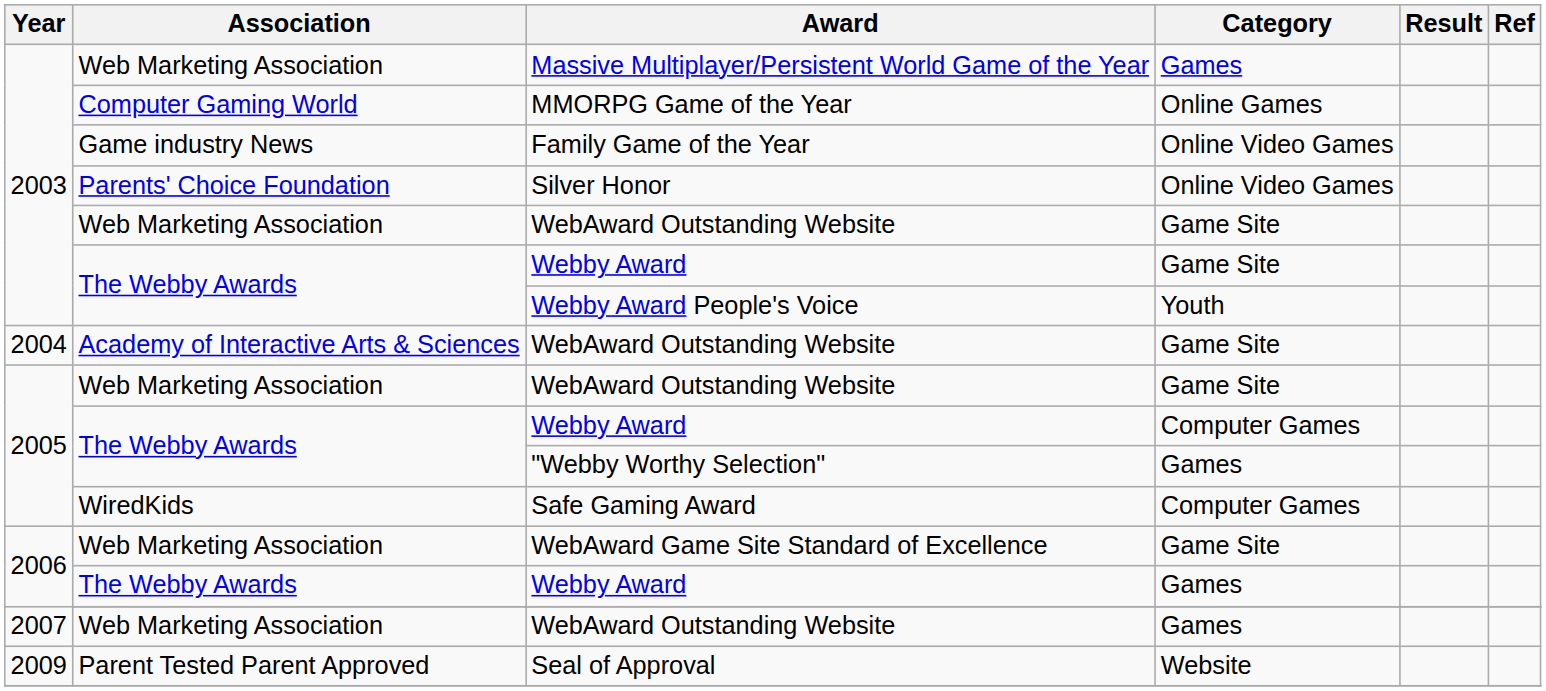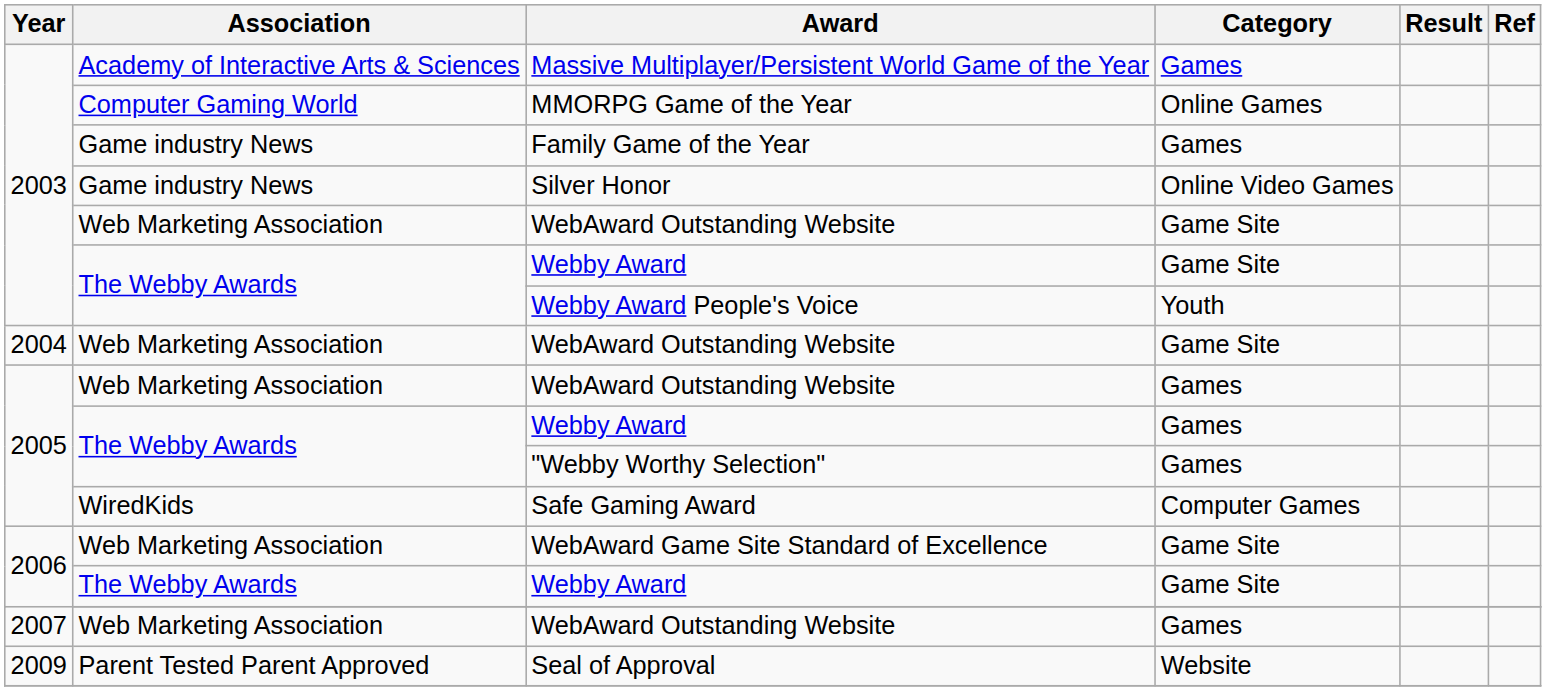(231, 64) Web Marketing Association -> (299, 64) Academy of Interactive Arts & Sciences
(1277, 144) Online Video Games -> (1202, 144) Games
(234, 184) Parents' Choice Foundation -> (196, 184) Game industry News
(299, 345) Academy of Interactive Arts & Sciences -> (231, 345) Web Marketing Association
(1220, 385) Game Site -> (1202, 385) Games
(1261, 425) Computer Games -> (1202, 425) Games
(1202, 585) Games -> (1220, 585) Game Site
